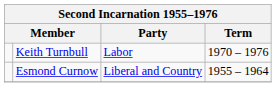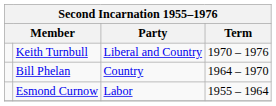(118, 52) Labor -> (153, 52) Liberal and Country
+ row: (43, 71)
(153, 71) Liberal and Country -> (118, 91) Labor
